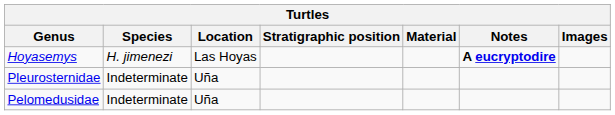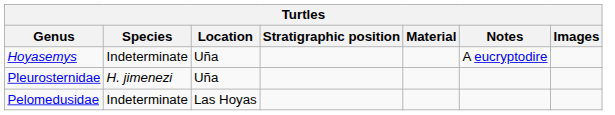(139, 57) H. jimenezi -> (147, 57) Indeterminate
(225, 57) Las Hoyas -> (206, 57) Uña
(509, 57) bold -> (505, 57) normal
(147, 78) Indeterminate -> (139, 78) H. jimenezi
(206, 99) Uña -> (225, 99) Las Hoyas
